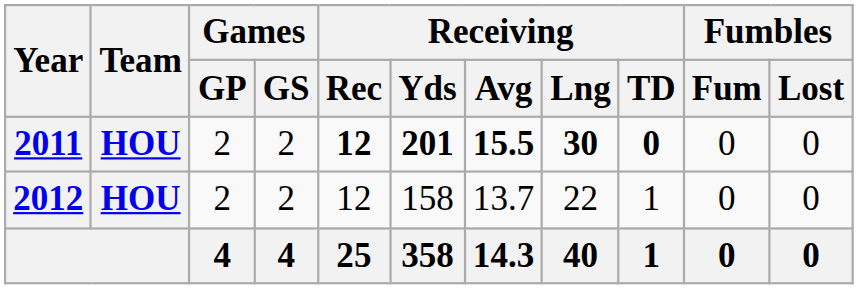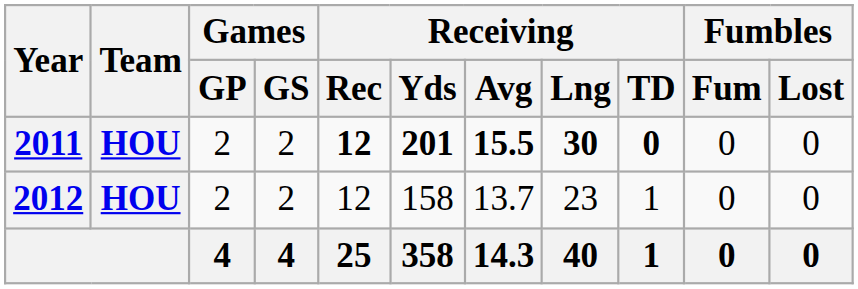(581, 198) 22 -> (581, 198) 23
